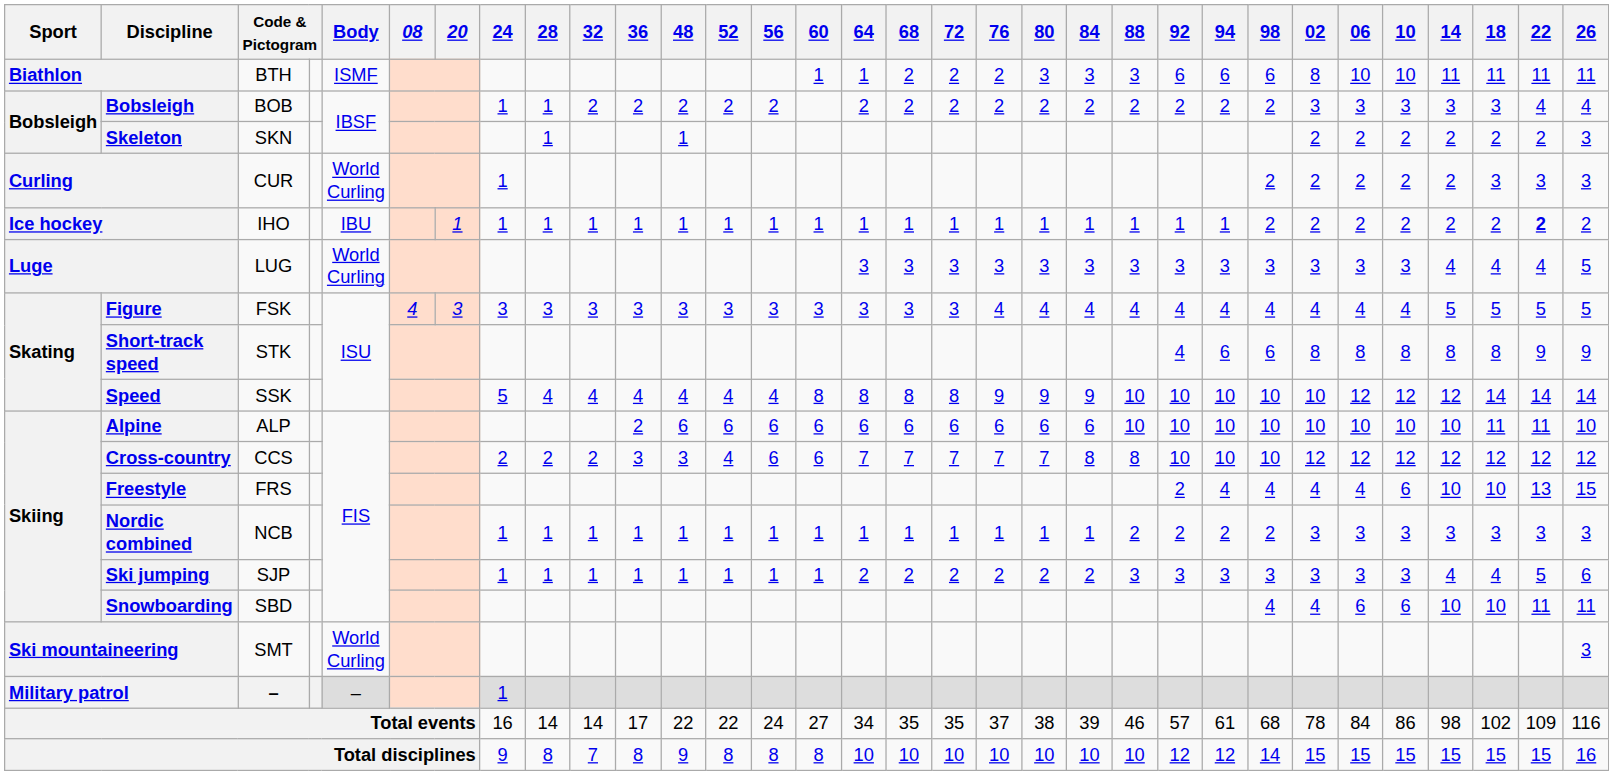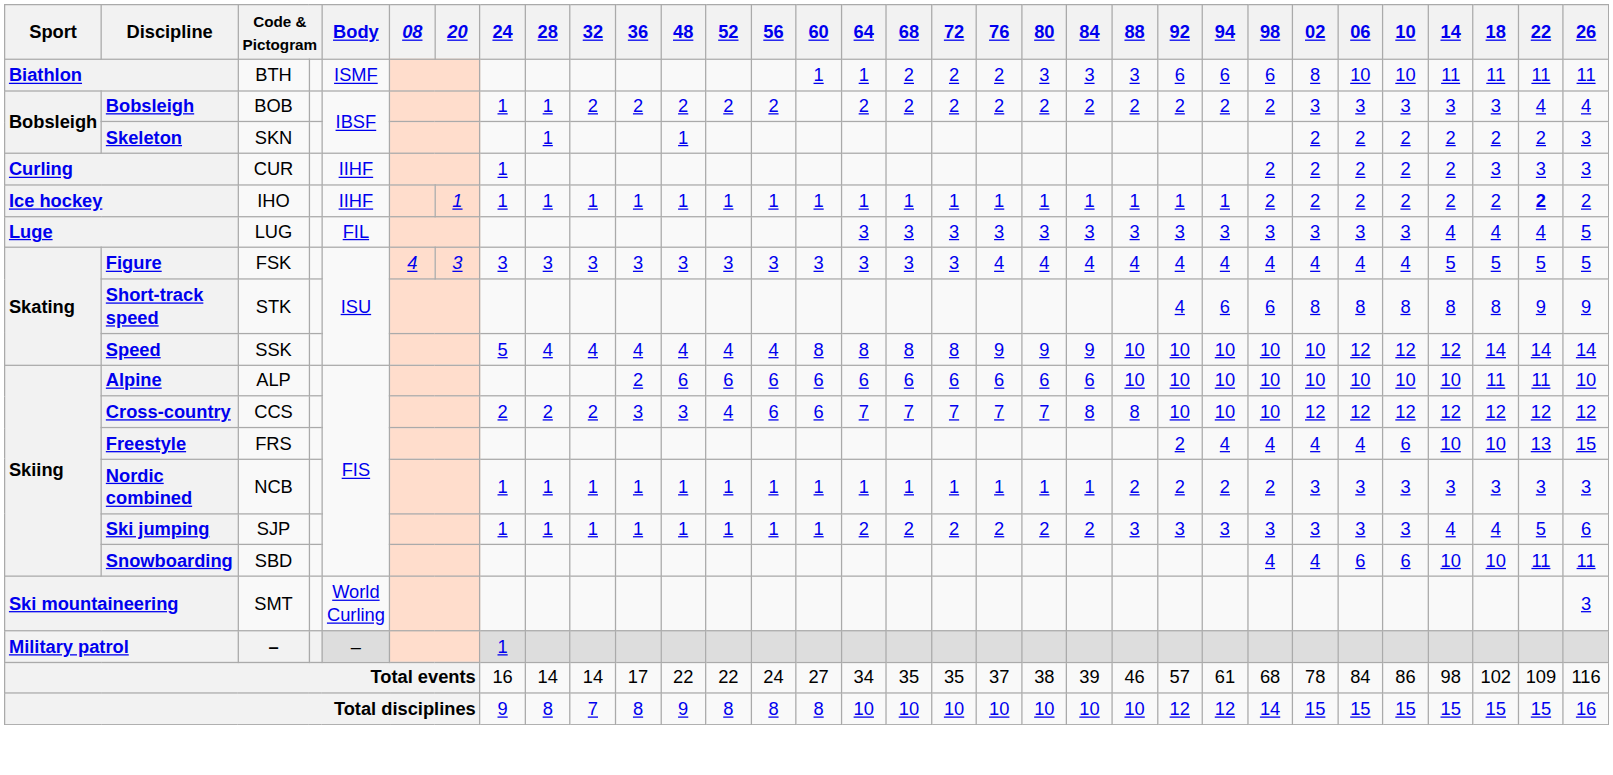(356, 180) World Curling -> (356, 169) IIHF
(356, 223) IBU -> (356, 200) IIHF
(356, 266) World Curling -> (356, 232) FIL
